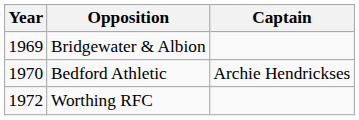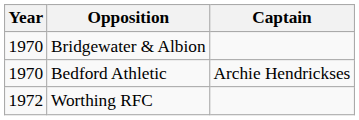(26, 45) 1969 -> (26, 45) 1970
